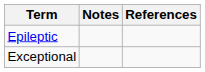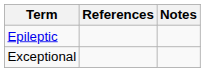columns swapped: (101, 15) <-> (161, 15)
